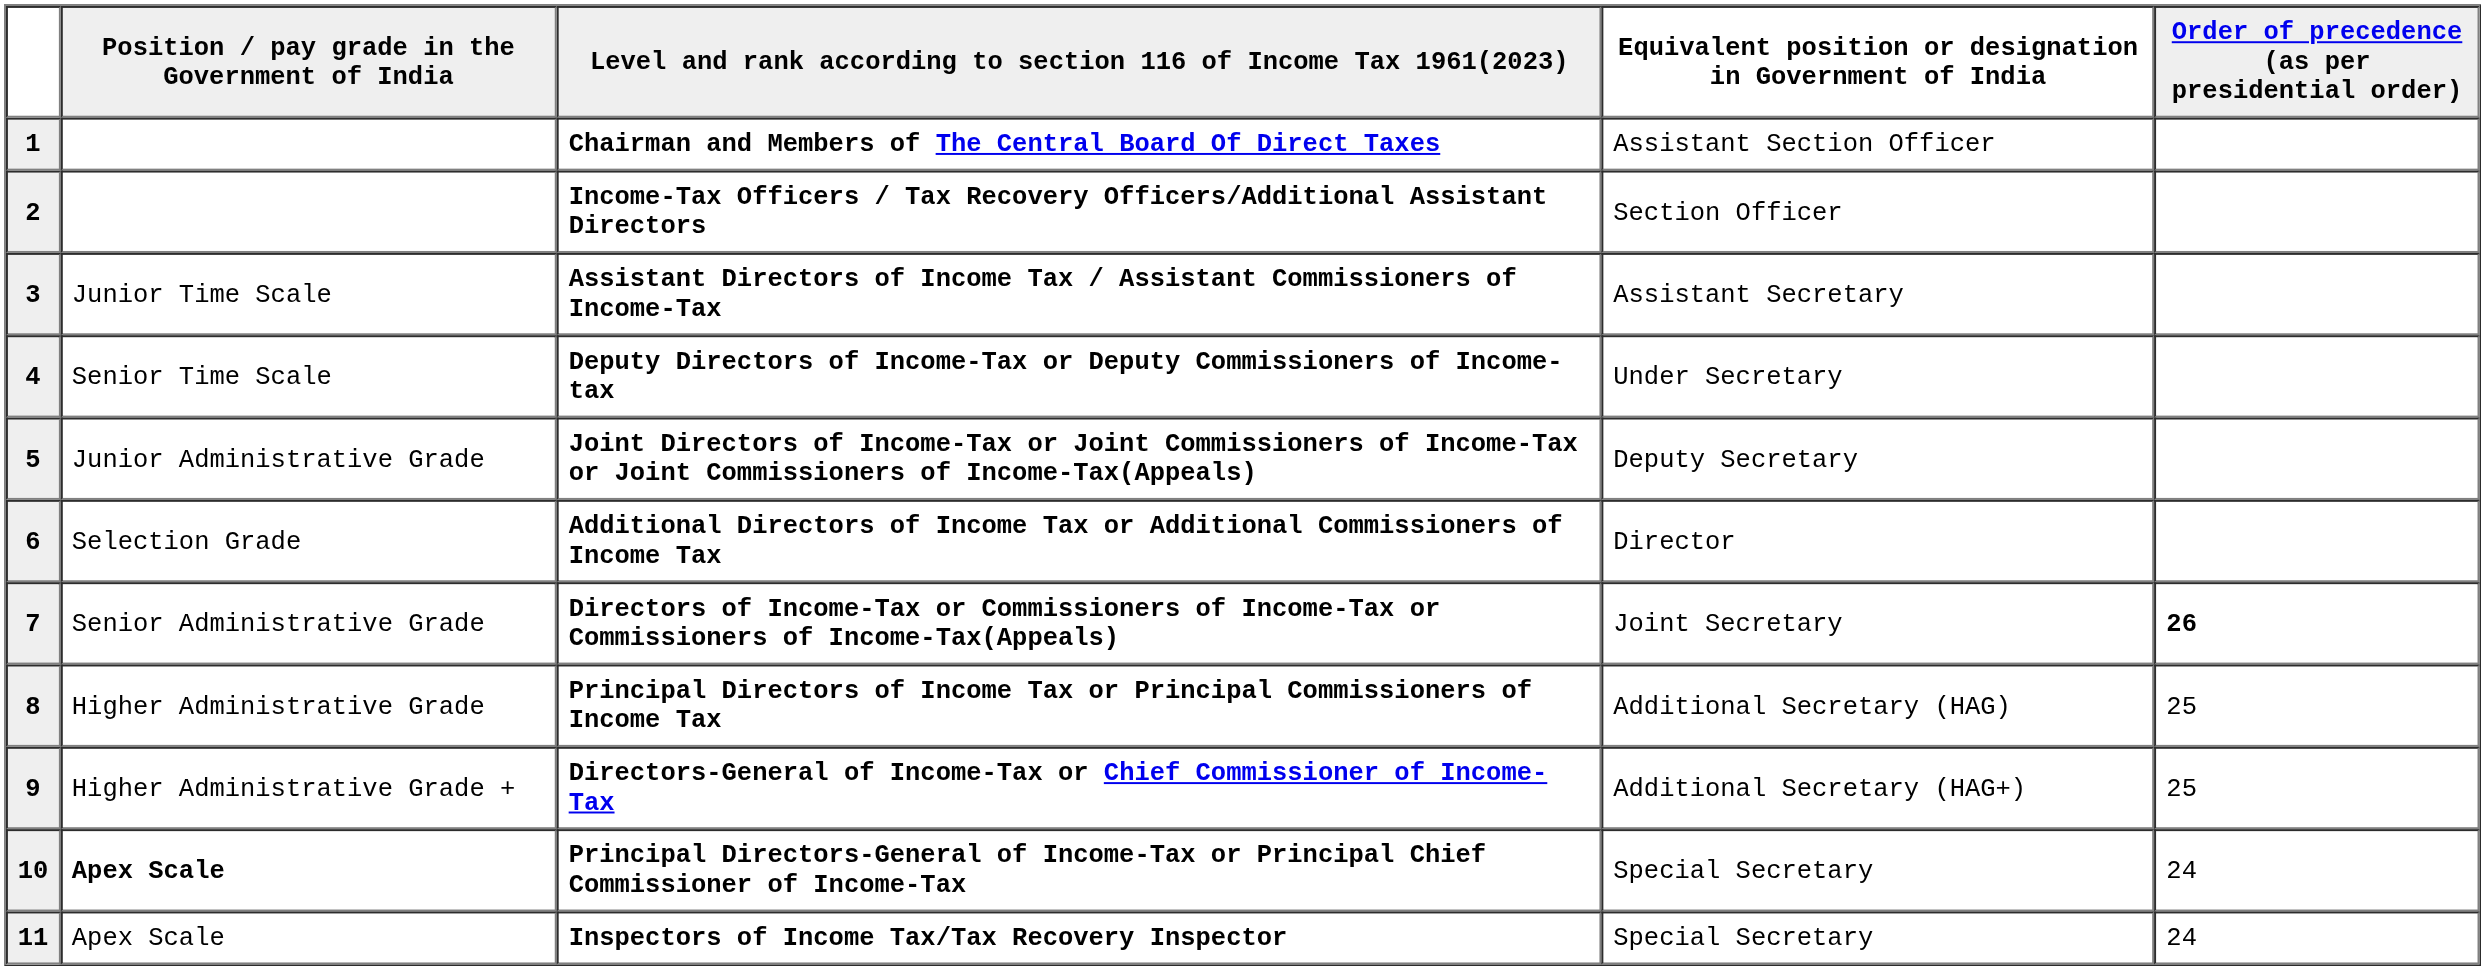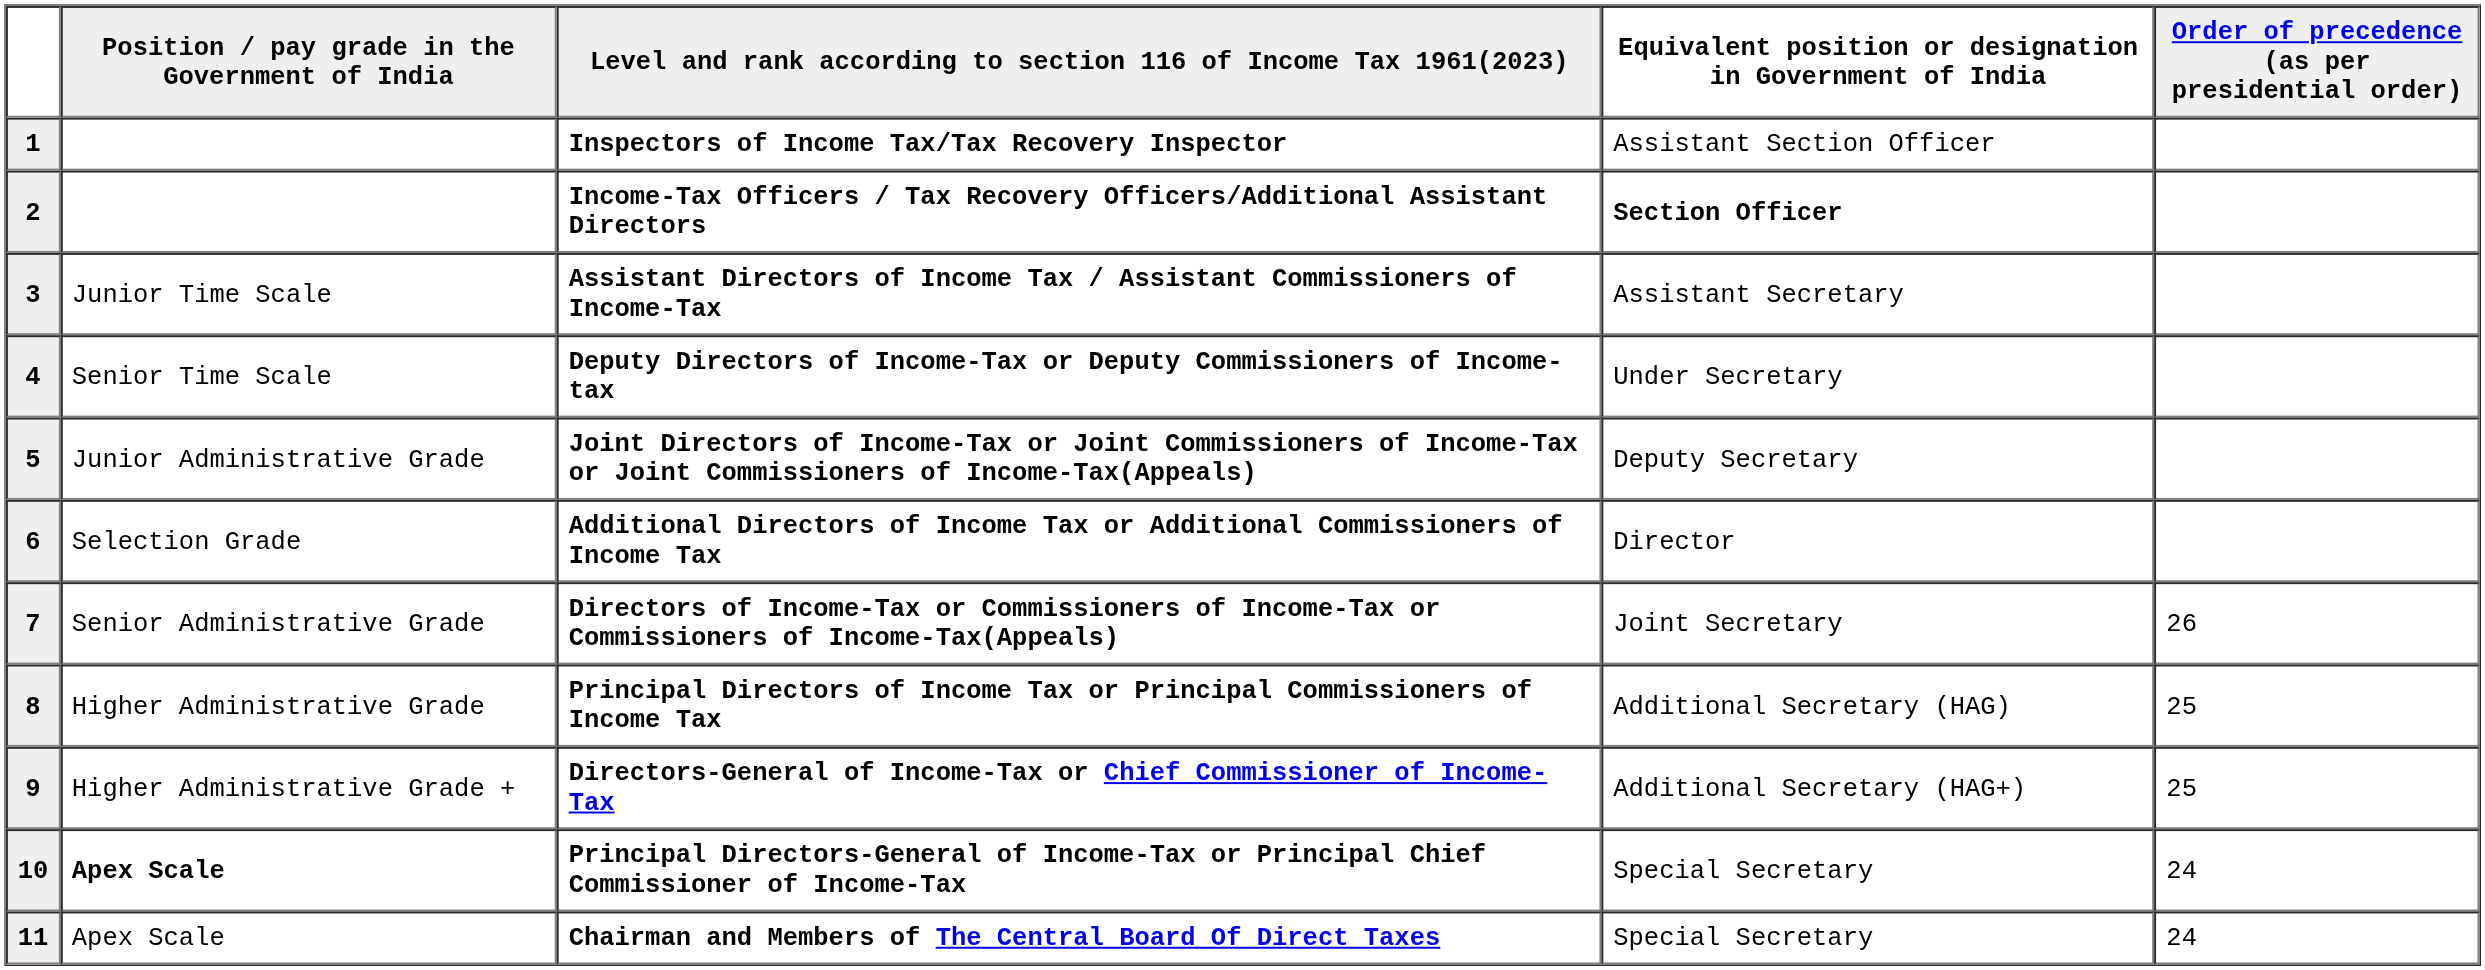(1004, 144) Chairman and Members of The Central Board Of Direct Taxes -> (928, 144) Inspectors of Income Tax/Tax Recovery Inspector
(1728, 212) normal -> (1728, 212) bold
(2182, 623) bold -> (2182, 623) normal
(928, 938) Inspectors of Income Tax/Tax Recovery Inspector -> (1004, 938) Chairman and Members of The Central Board Of Direct Taxes
